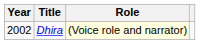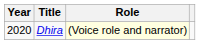(19, 30) 2002 -> (19, 30) 2020
